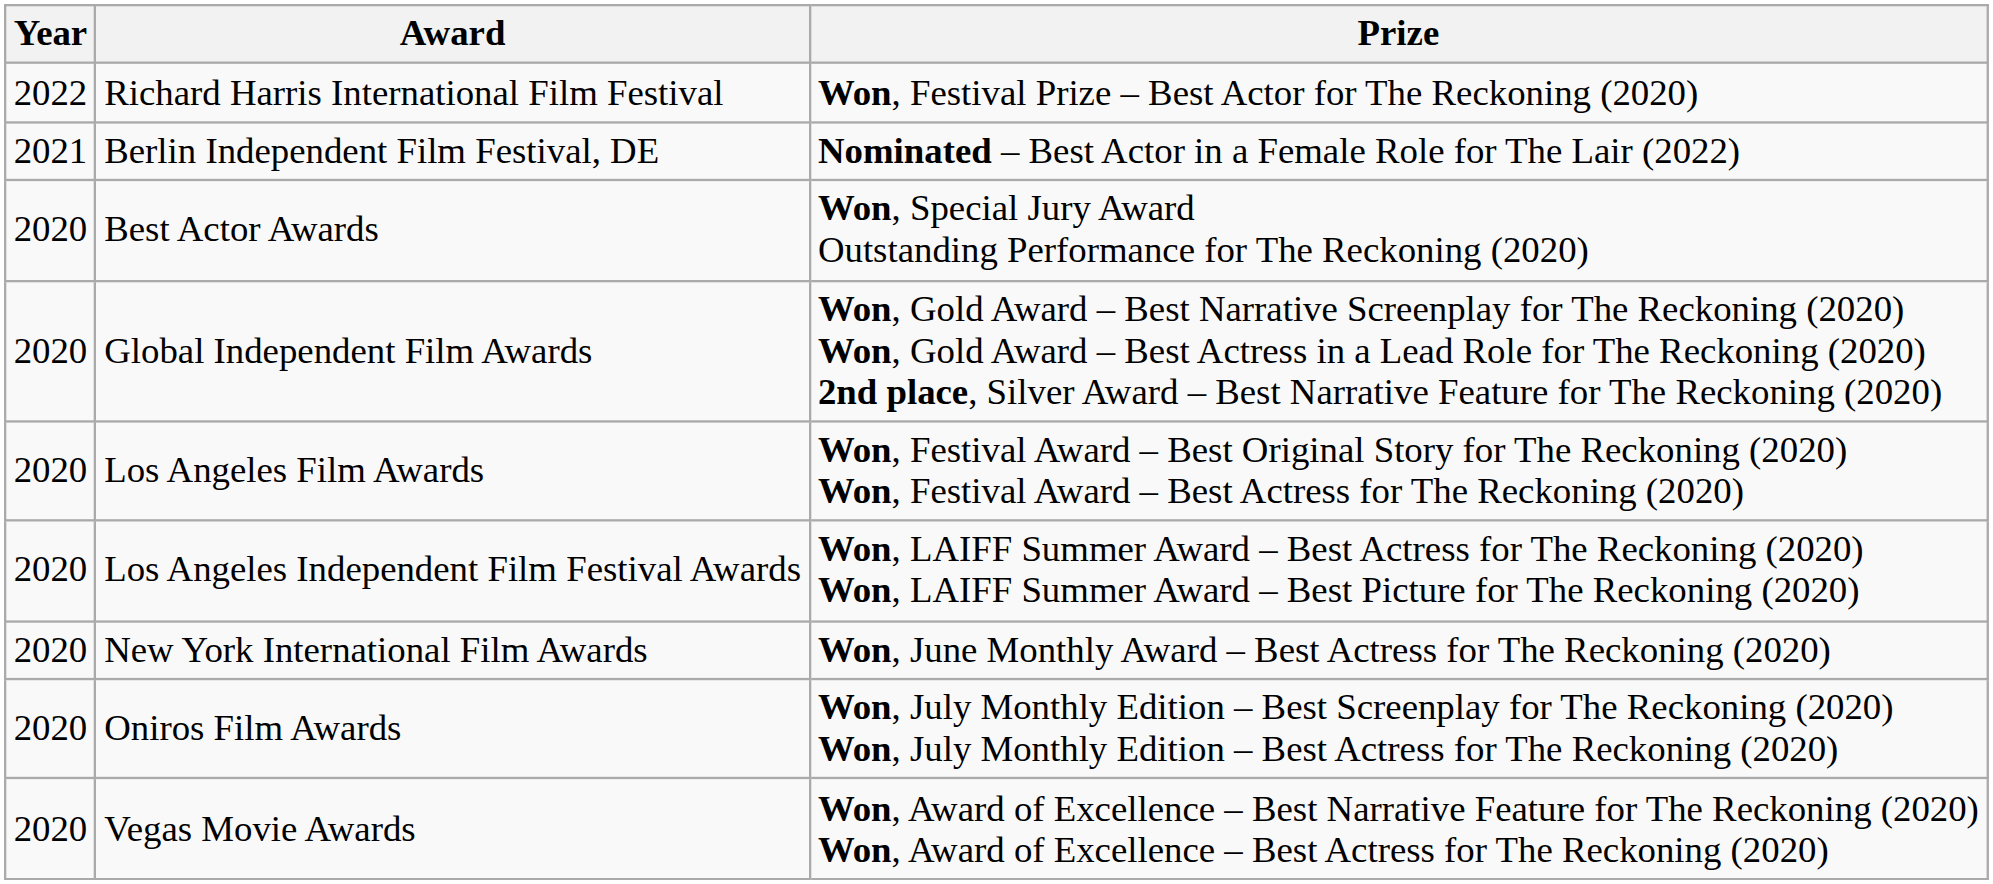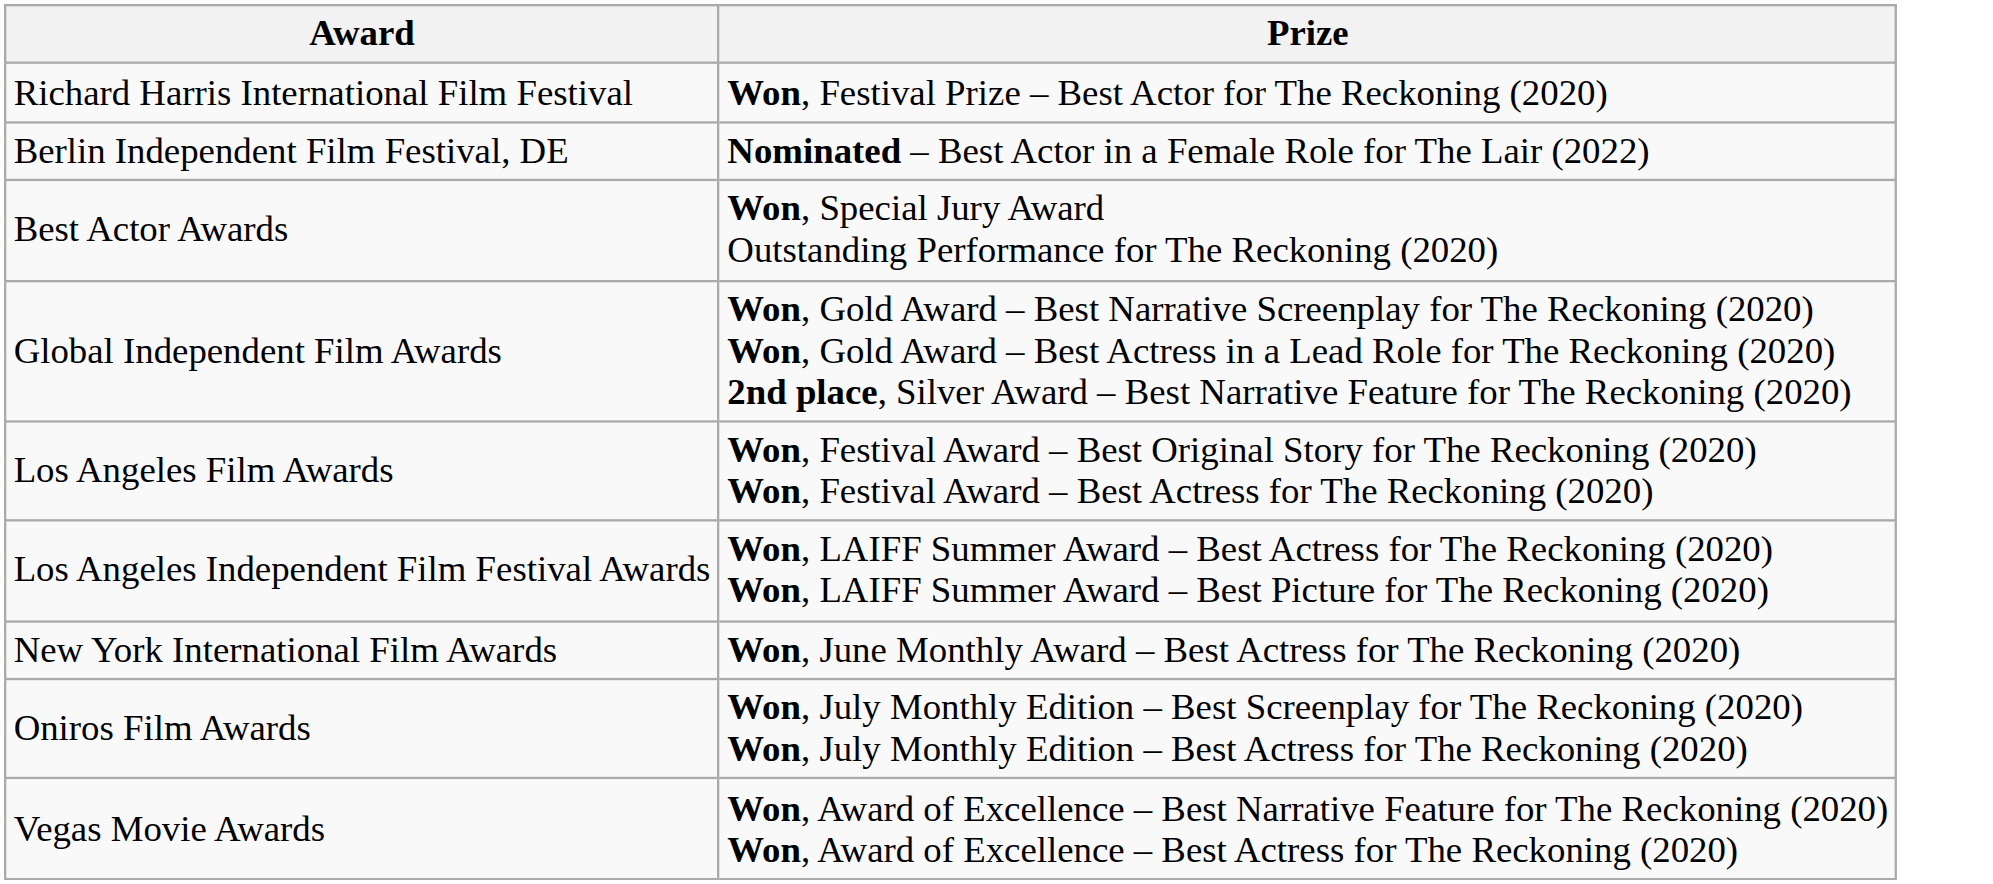- column: (50, 33)
